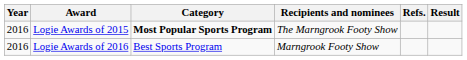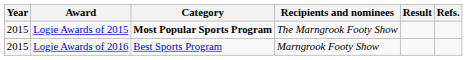columns swapped: (445, 13) <-> (414, 13)
(18, 30) 2016 -> (18, 30) 2015
(18, 47) 2016 -> (18, 47) 2015
